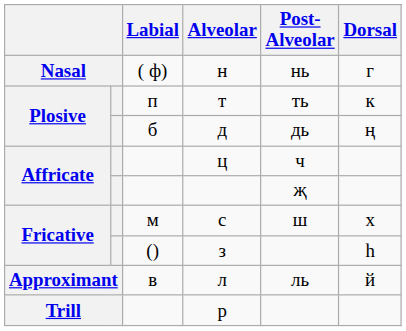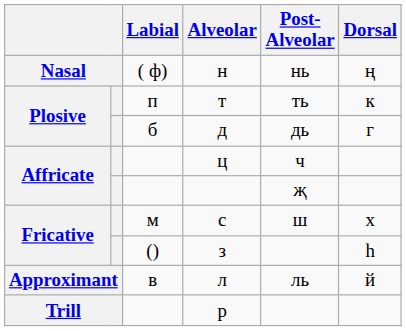(370, 70) г -> (370, 70) ң
(370, 130) ң -> (370, 130) г
